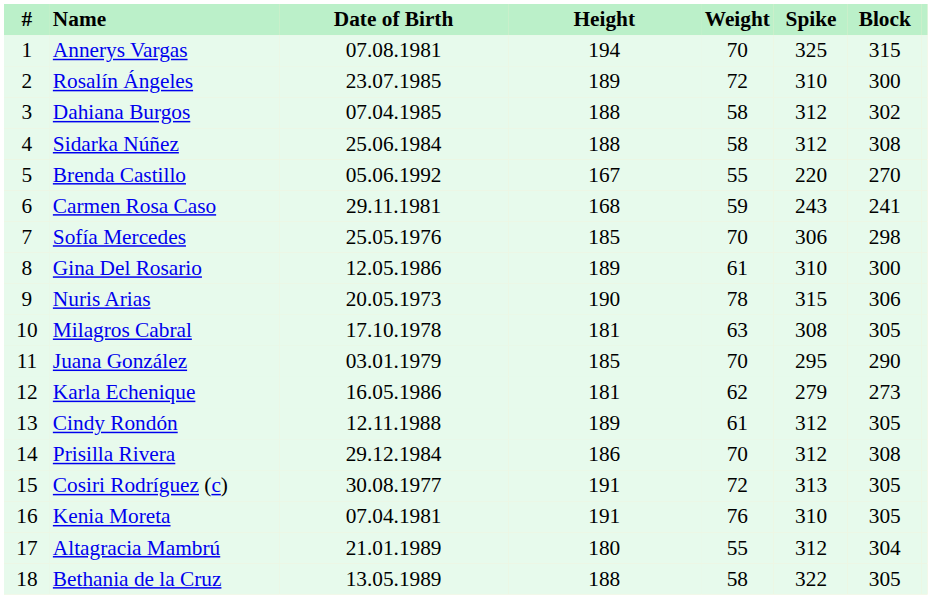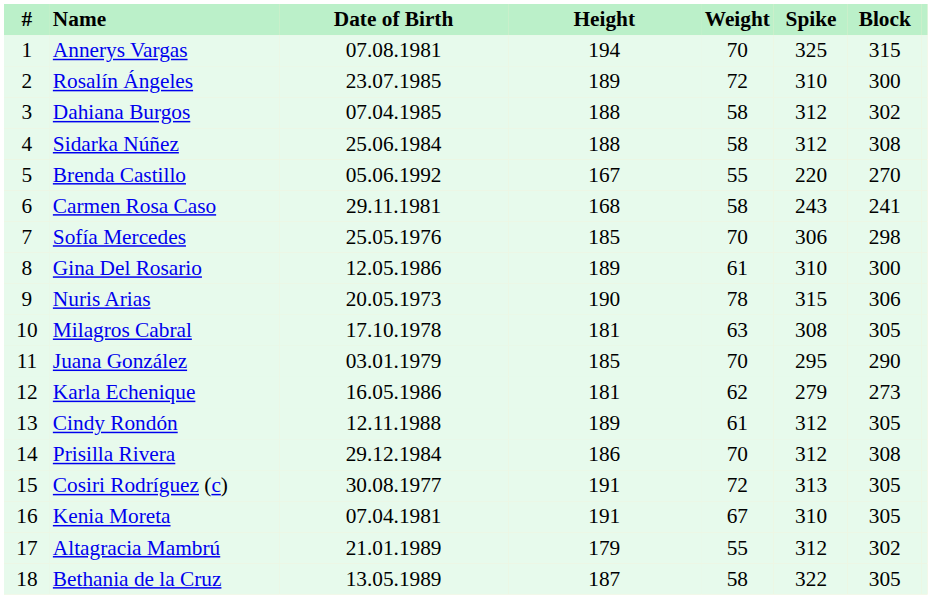(737, 205) 59 -> (737, 205) 58
(737, 516) 76 -> (737, 516) 67
(604, 547) 180 -> (604, 547) 179
(885, 547) 304 -> (885, 547) 302
(604, 578) 188 -> (604, 578) 187
